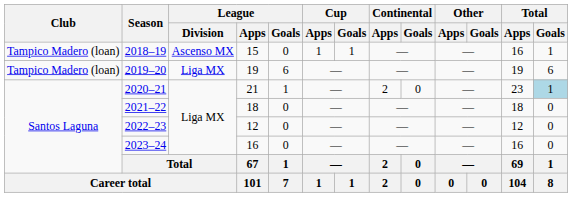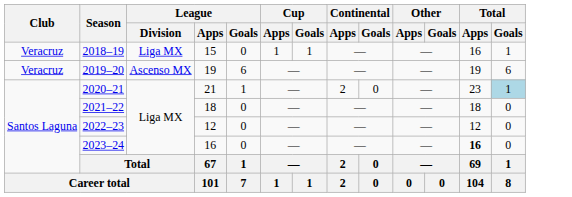(63, 51) Tampico Madero (loan) -> (42, 51) Veracruz
(203, 51) Ascenso MX -> (161, 51) Liga MX
(63, 70) Tampico Madero (loan) -> (42, 70) Veracruz
(203, 70) Liga MX -> (161, 70) Ascenso MX
(517, 145) normal -> (475, 145) bold
